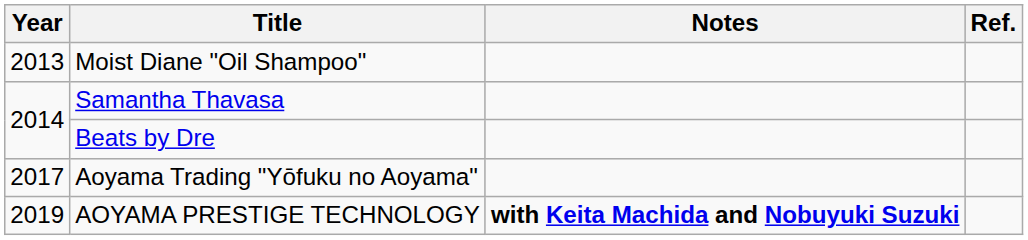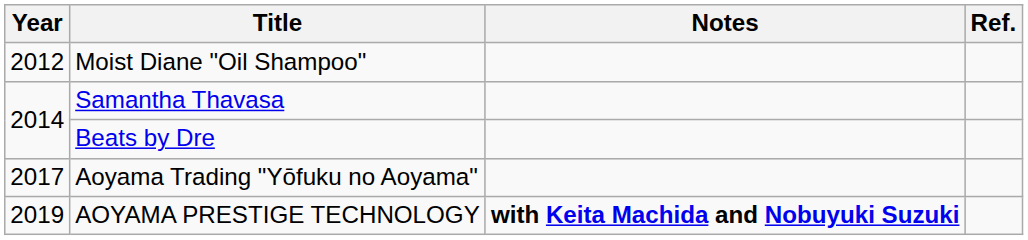(37, 61) 2013 -> (37, 61) 2012
